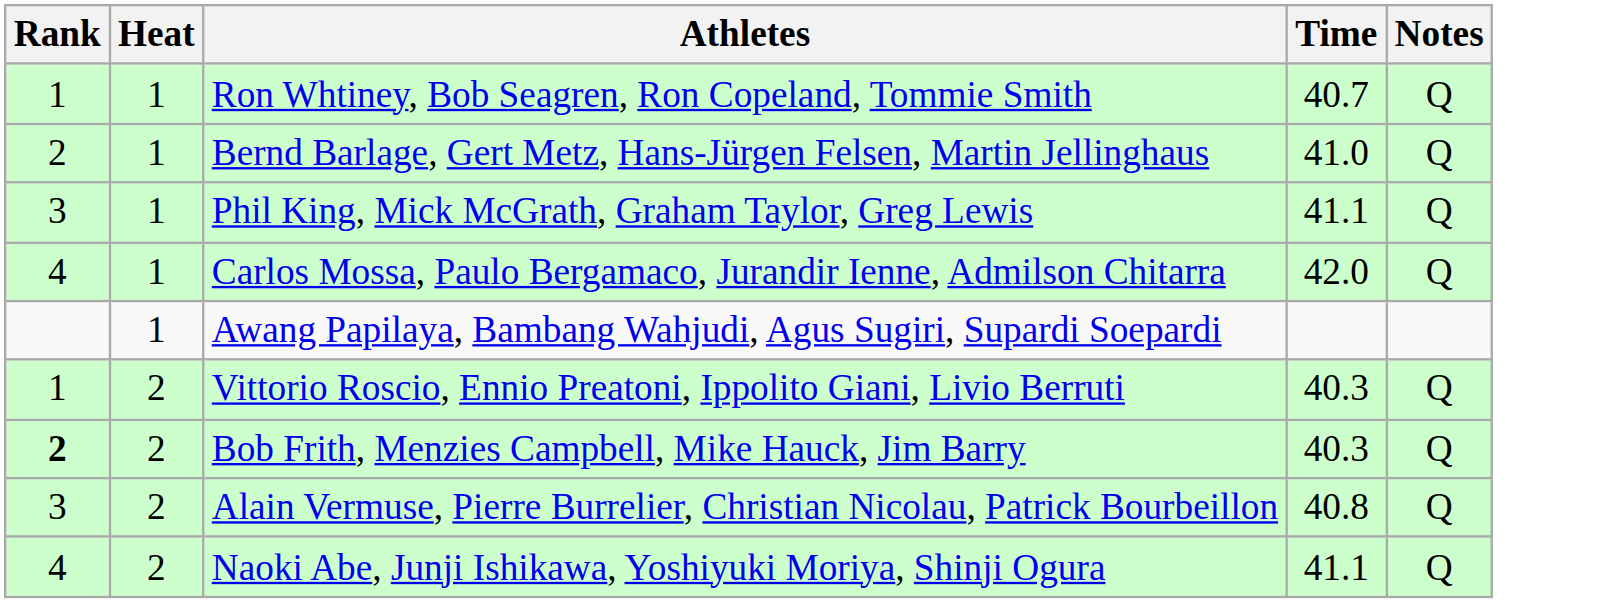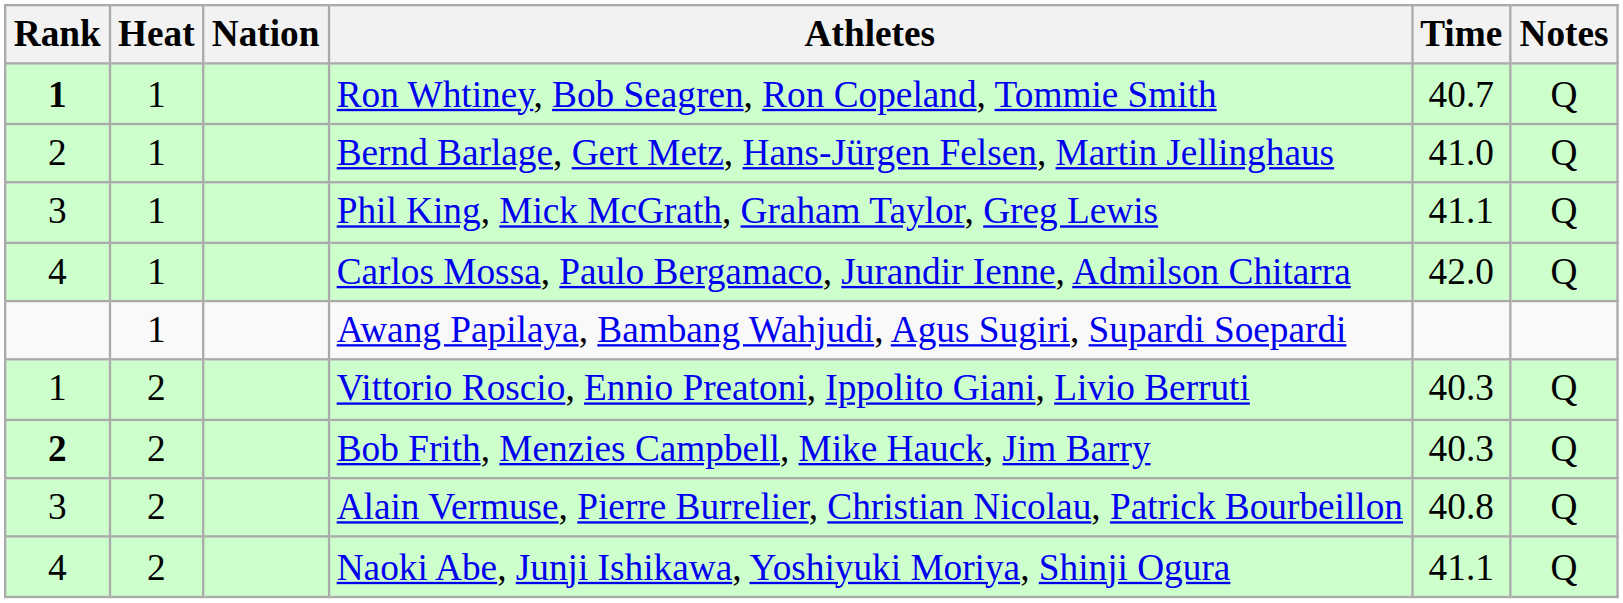+ column: (266, 34)
(57, 93) normal -> (57, 93) bold
